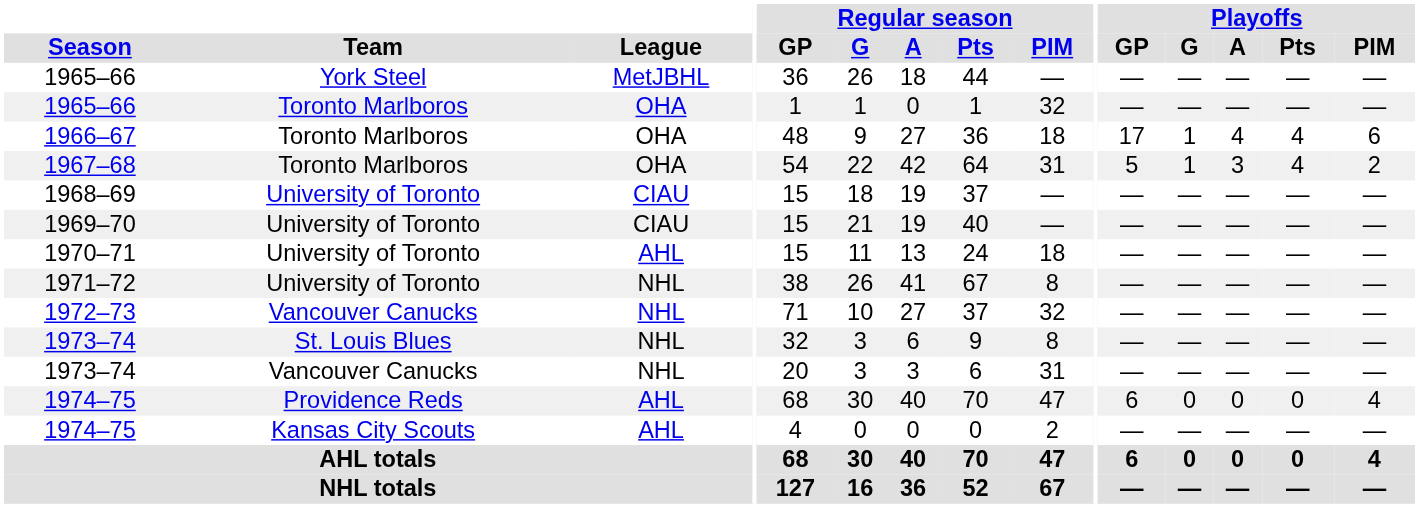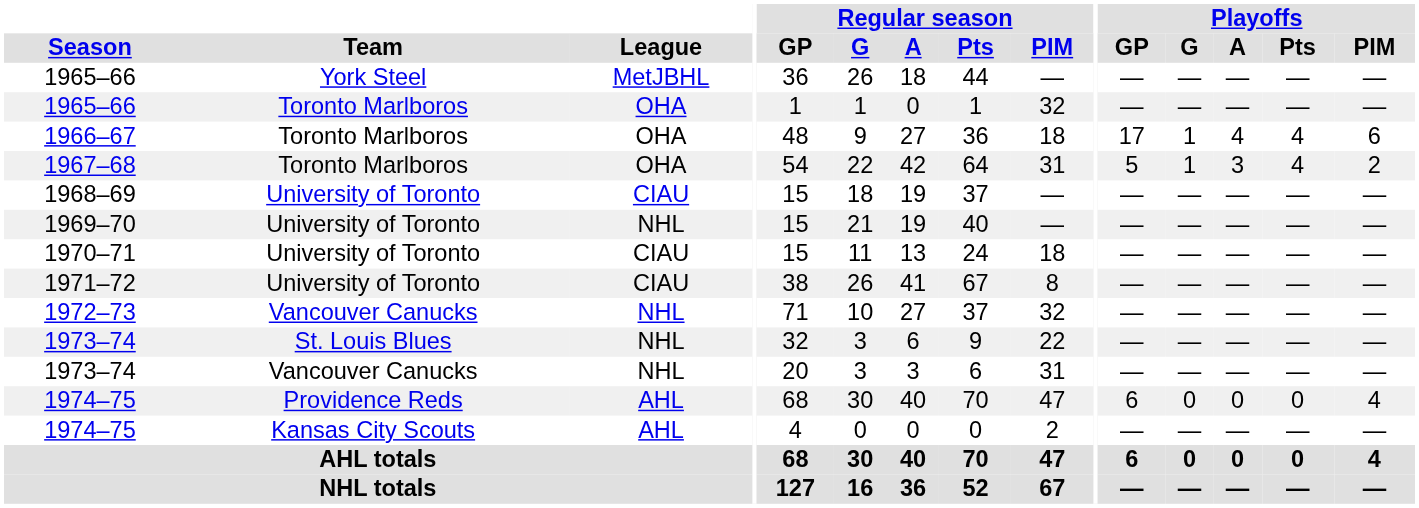(661, 224) CIAU -> (661, 224) NHL
(661, 253) AHL -> (661, 253) CIAU
(661, 283) NHL -> (661, 283) CIAU
(1052, 341) 8 -> (1052, 341) 22
